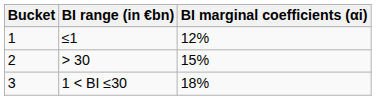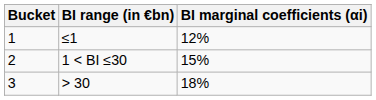(76, 60) > 30 -> (94, 60) 1 < BI ≤30
(94, 83) 1 < BI ≤30 -> (76, 83) > 30
